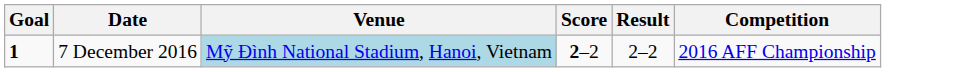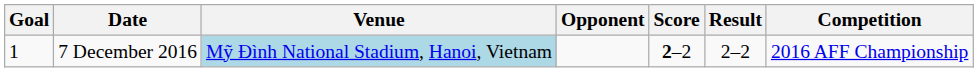+ column: (603, 19)
(14, 50) bold -> (14, 50) normal
